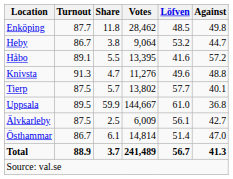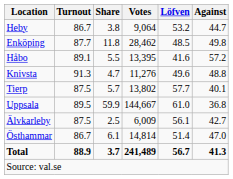rows swapped: (26, 27) <-> (17, 43)
